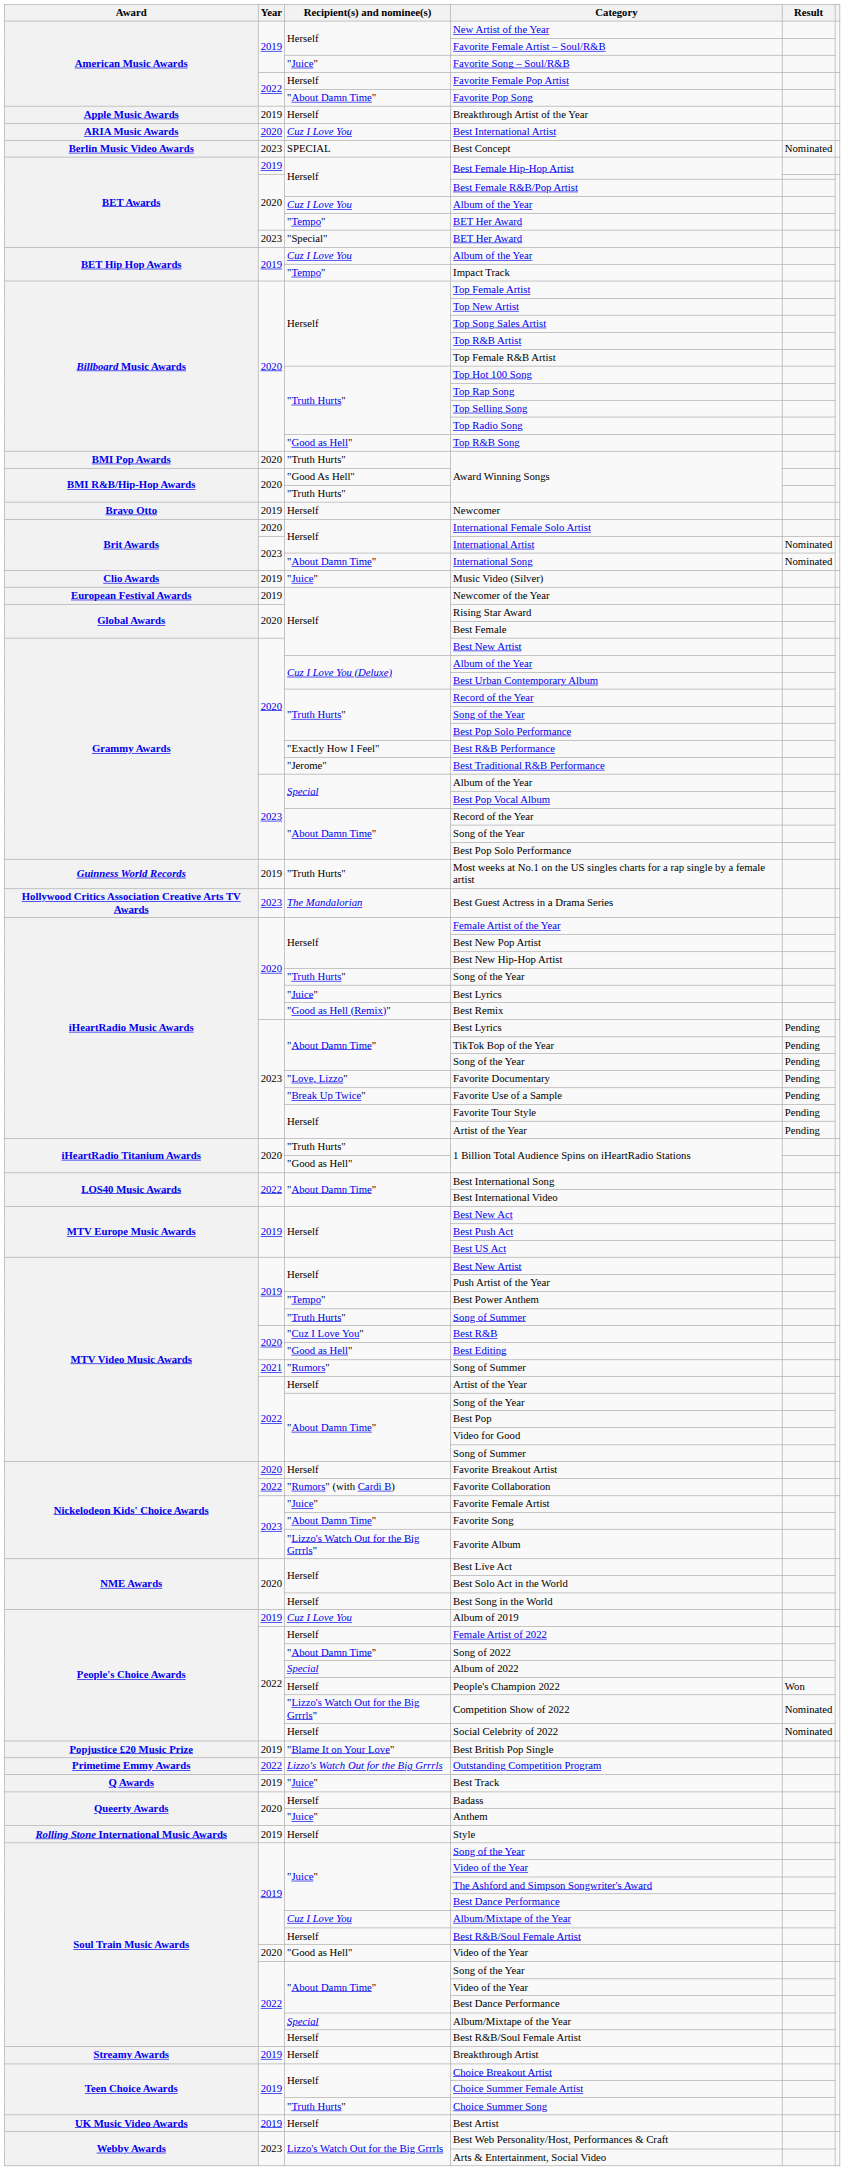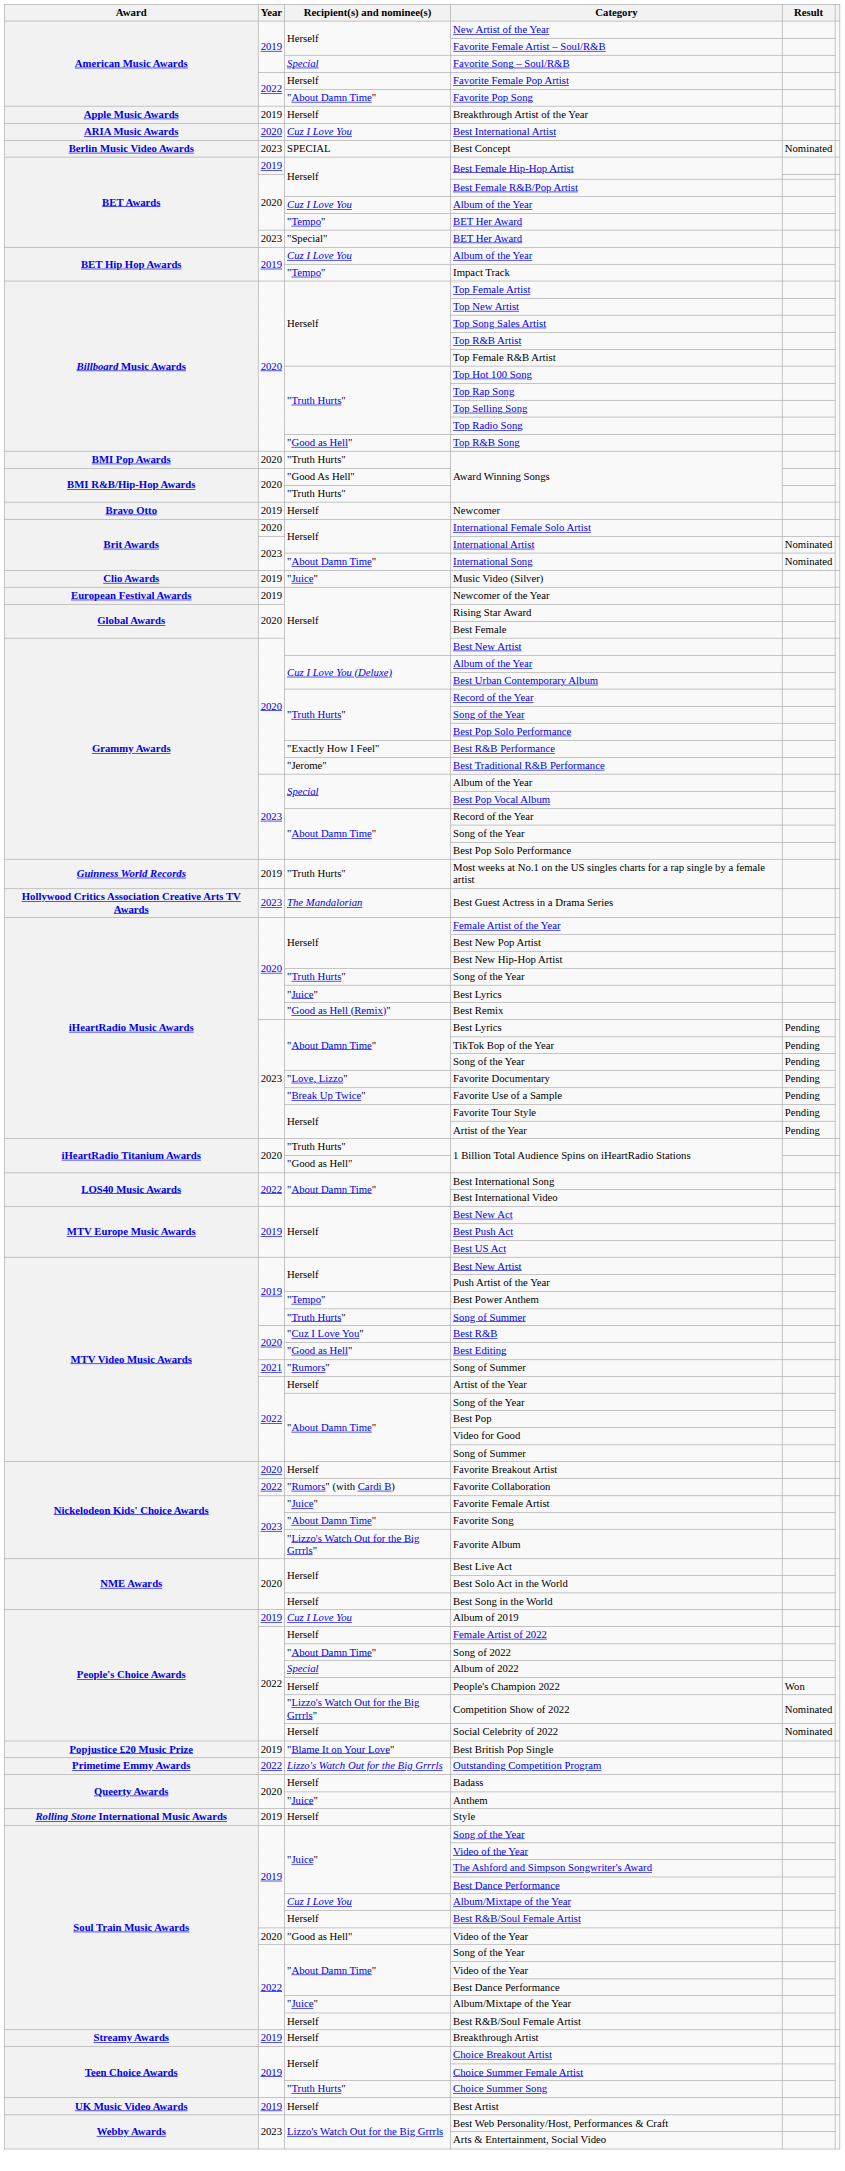(302, 64) "Juice" -> (303, 64) Special
- row: (271, 1783)
(303, 2021) Special -> (302, 2004) "Juice"
